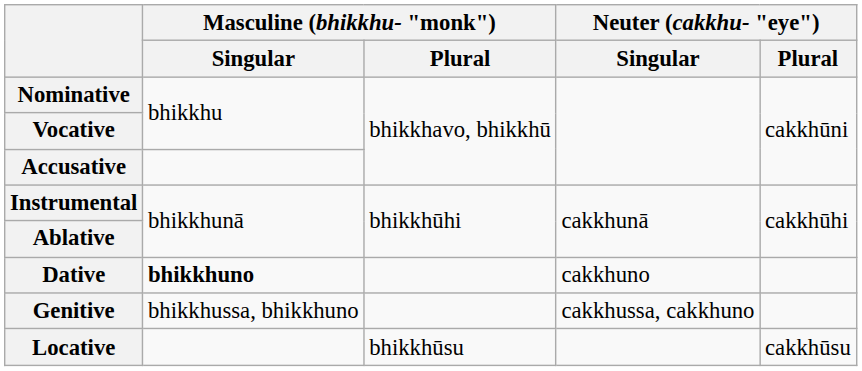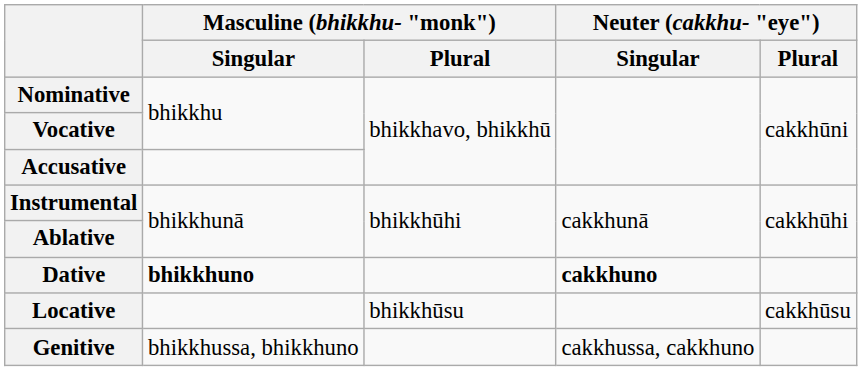(606, 274) normal -> (609, 274) bold
rows swapped: (74, 310) <-> (74, 346)
